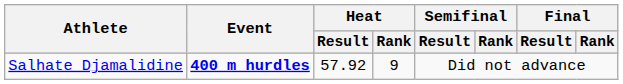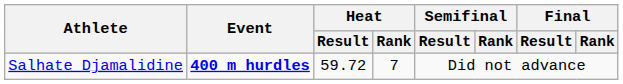(343, 66) 57.92 -> (343, 66) 59.72
(394, 66) 9 -> (394, 66) 7
